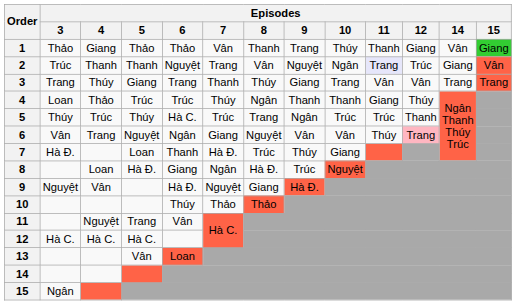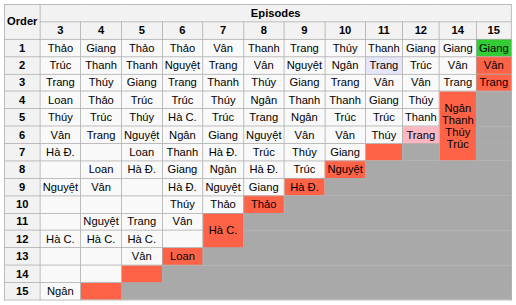(458, 48) Vân -> (458, 48) Giang
(458, 65) Giang -> (458, 65) Vân
